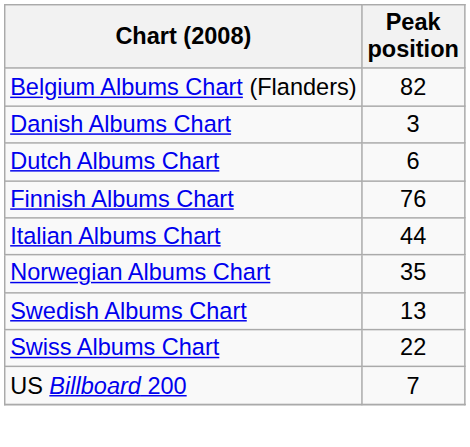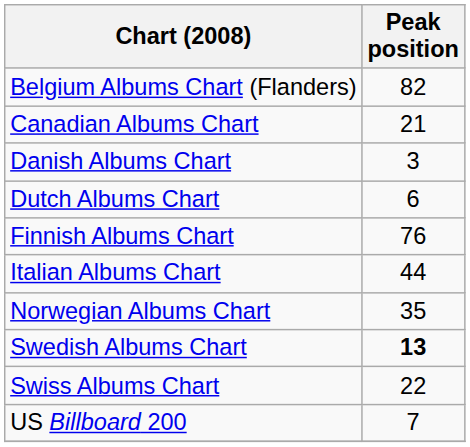+ row: (134, 124)
(413, 310) normal -> (413, 348) bold
